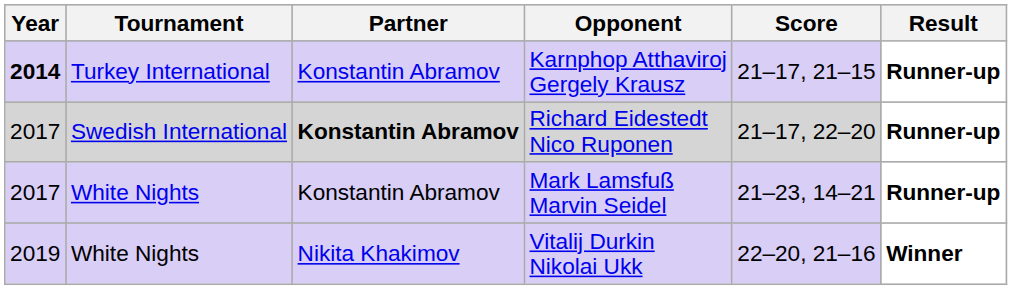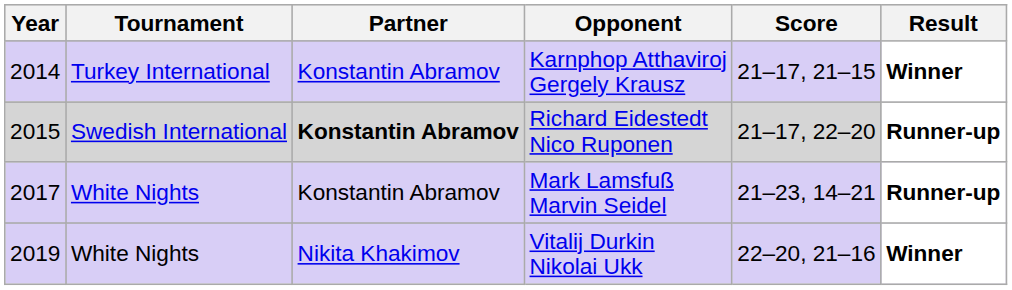(35, 71) bold -> (35, 71) normal
(943, 71) Runner-up -> (924, 71) Winner
(35, 132) 2017 -> (35, 132) 2015
